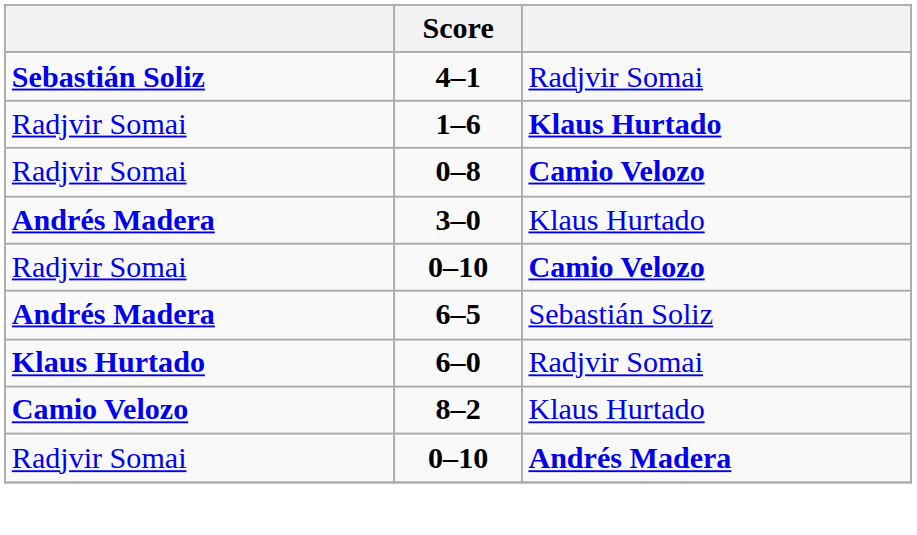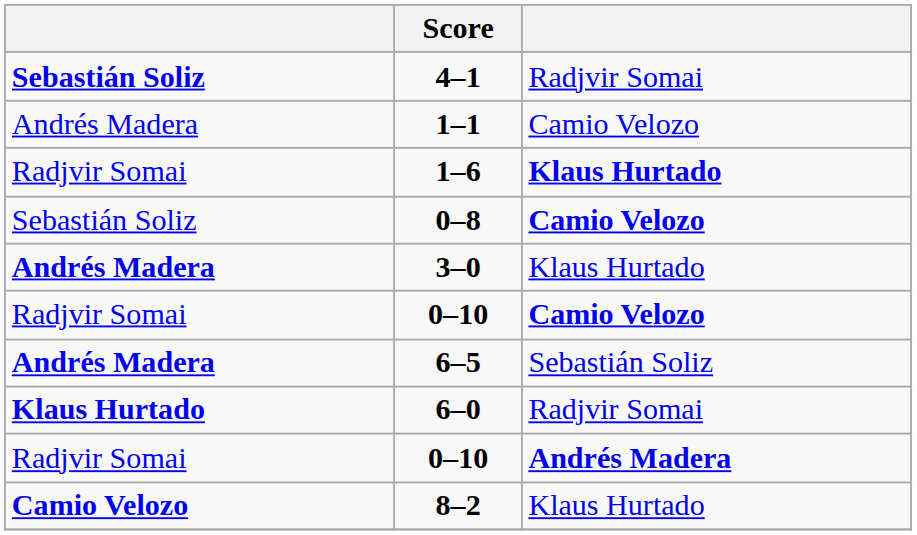+ row: (458, 123)
(99, 171) Radjvir Somai -> (104, 219) Sebastián Soliz
rows swapped: (458, 457) <-> (458, 409)
